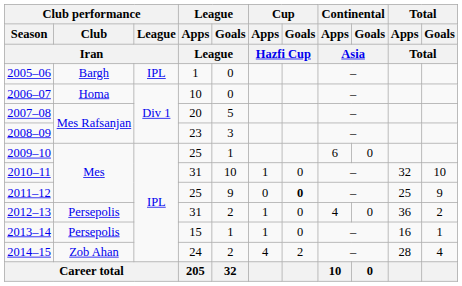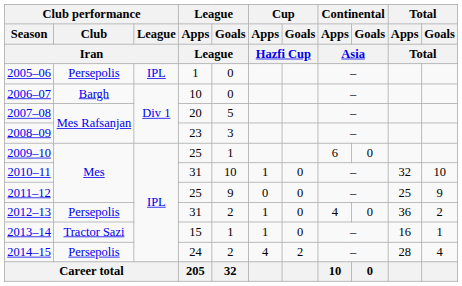(94, 73) Bargh -> (94, 73) Persepolis
(94, 93) Homa -> (94, 93) Bargh
(300, 192) bold -> (300, 192) normal
(94, 232) Persepolis -> (94, 232) Tractor Sazi
(94, 251) Zob Ahan -> (94, 251) Persepolis
